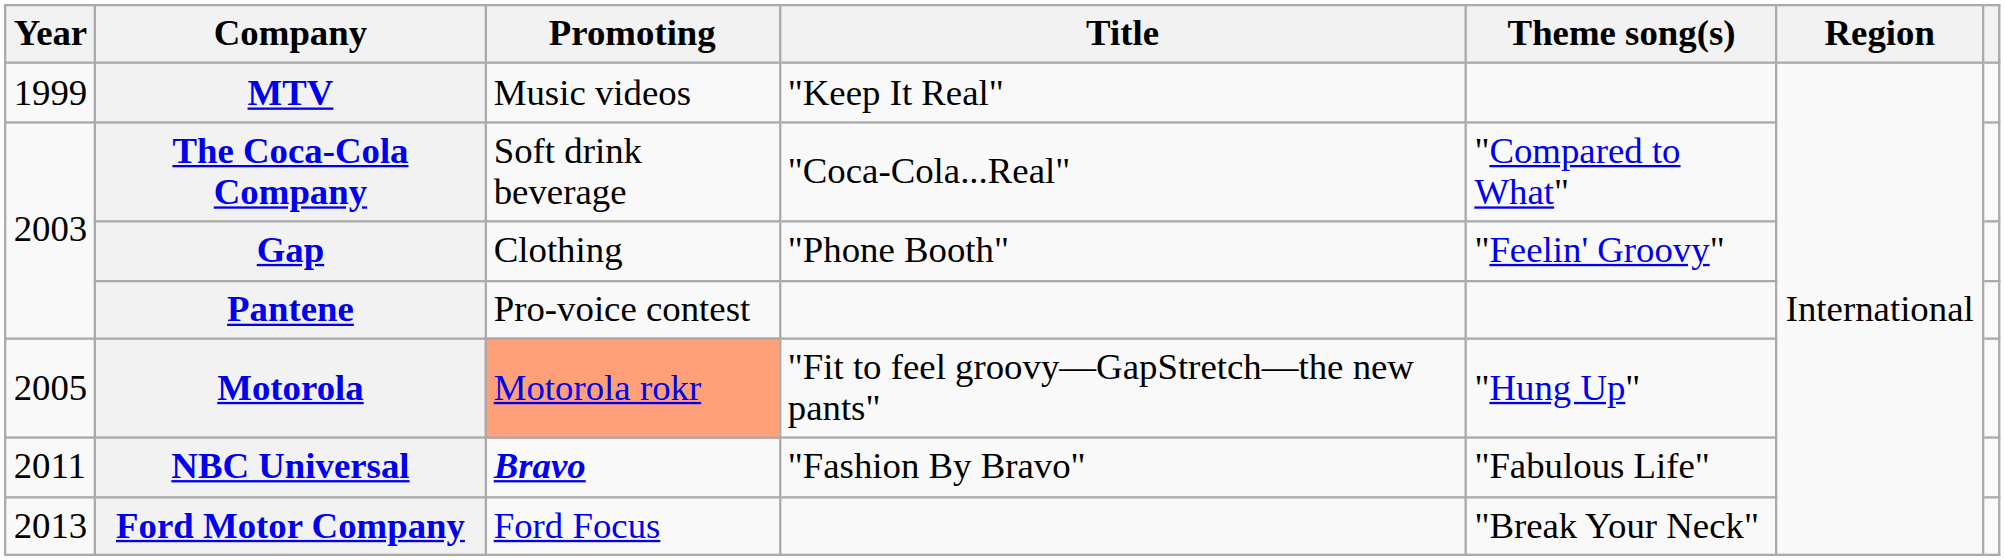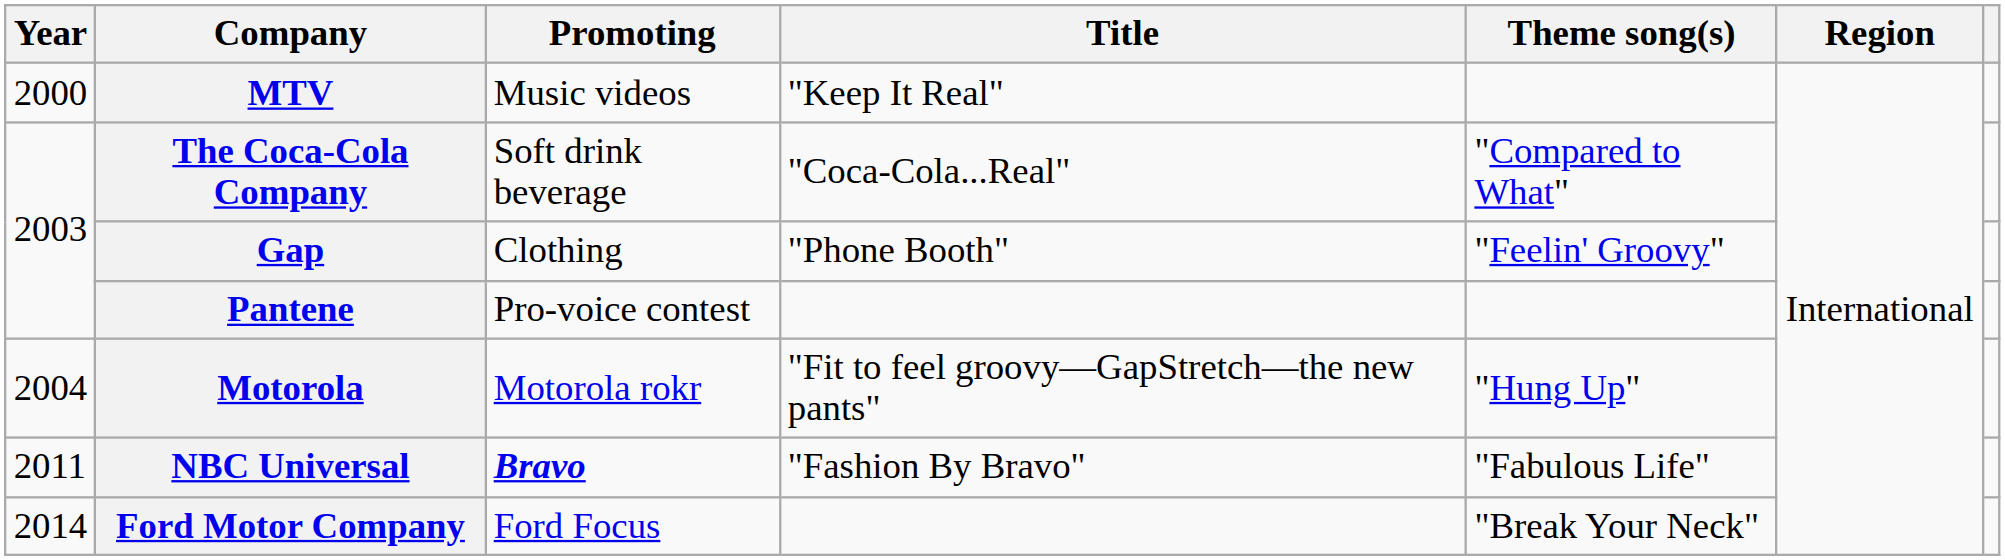(50, 92) 1999 -> (50, 92) 2000
(50, 387) 2005 -> (50, 387) 2004
(597, 387) lightsalmon background -> (597, 387) no background
(50, 525) 2013 -> (50, 525) 2014
